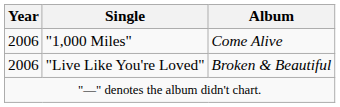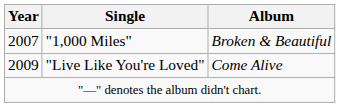(23, 41) 2006 -> (23, 41) 2007
(247, 41) Come Alive -> (271, 41) Broken & Beautiful
(23, 65) 2006 -> (23, 65) 2009
(271, 65) Broken & Beautiful -> (247, 65) Come Alive
